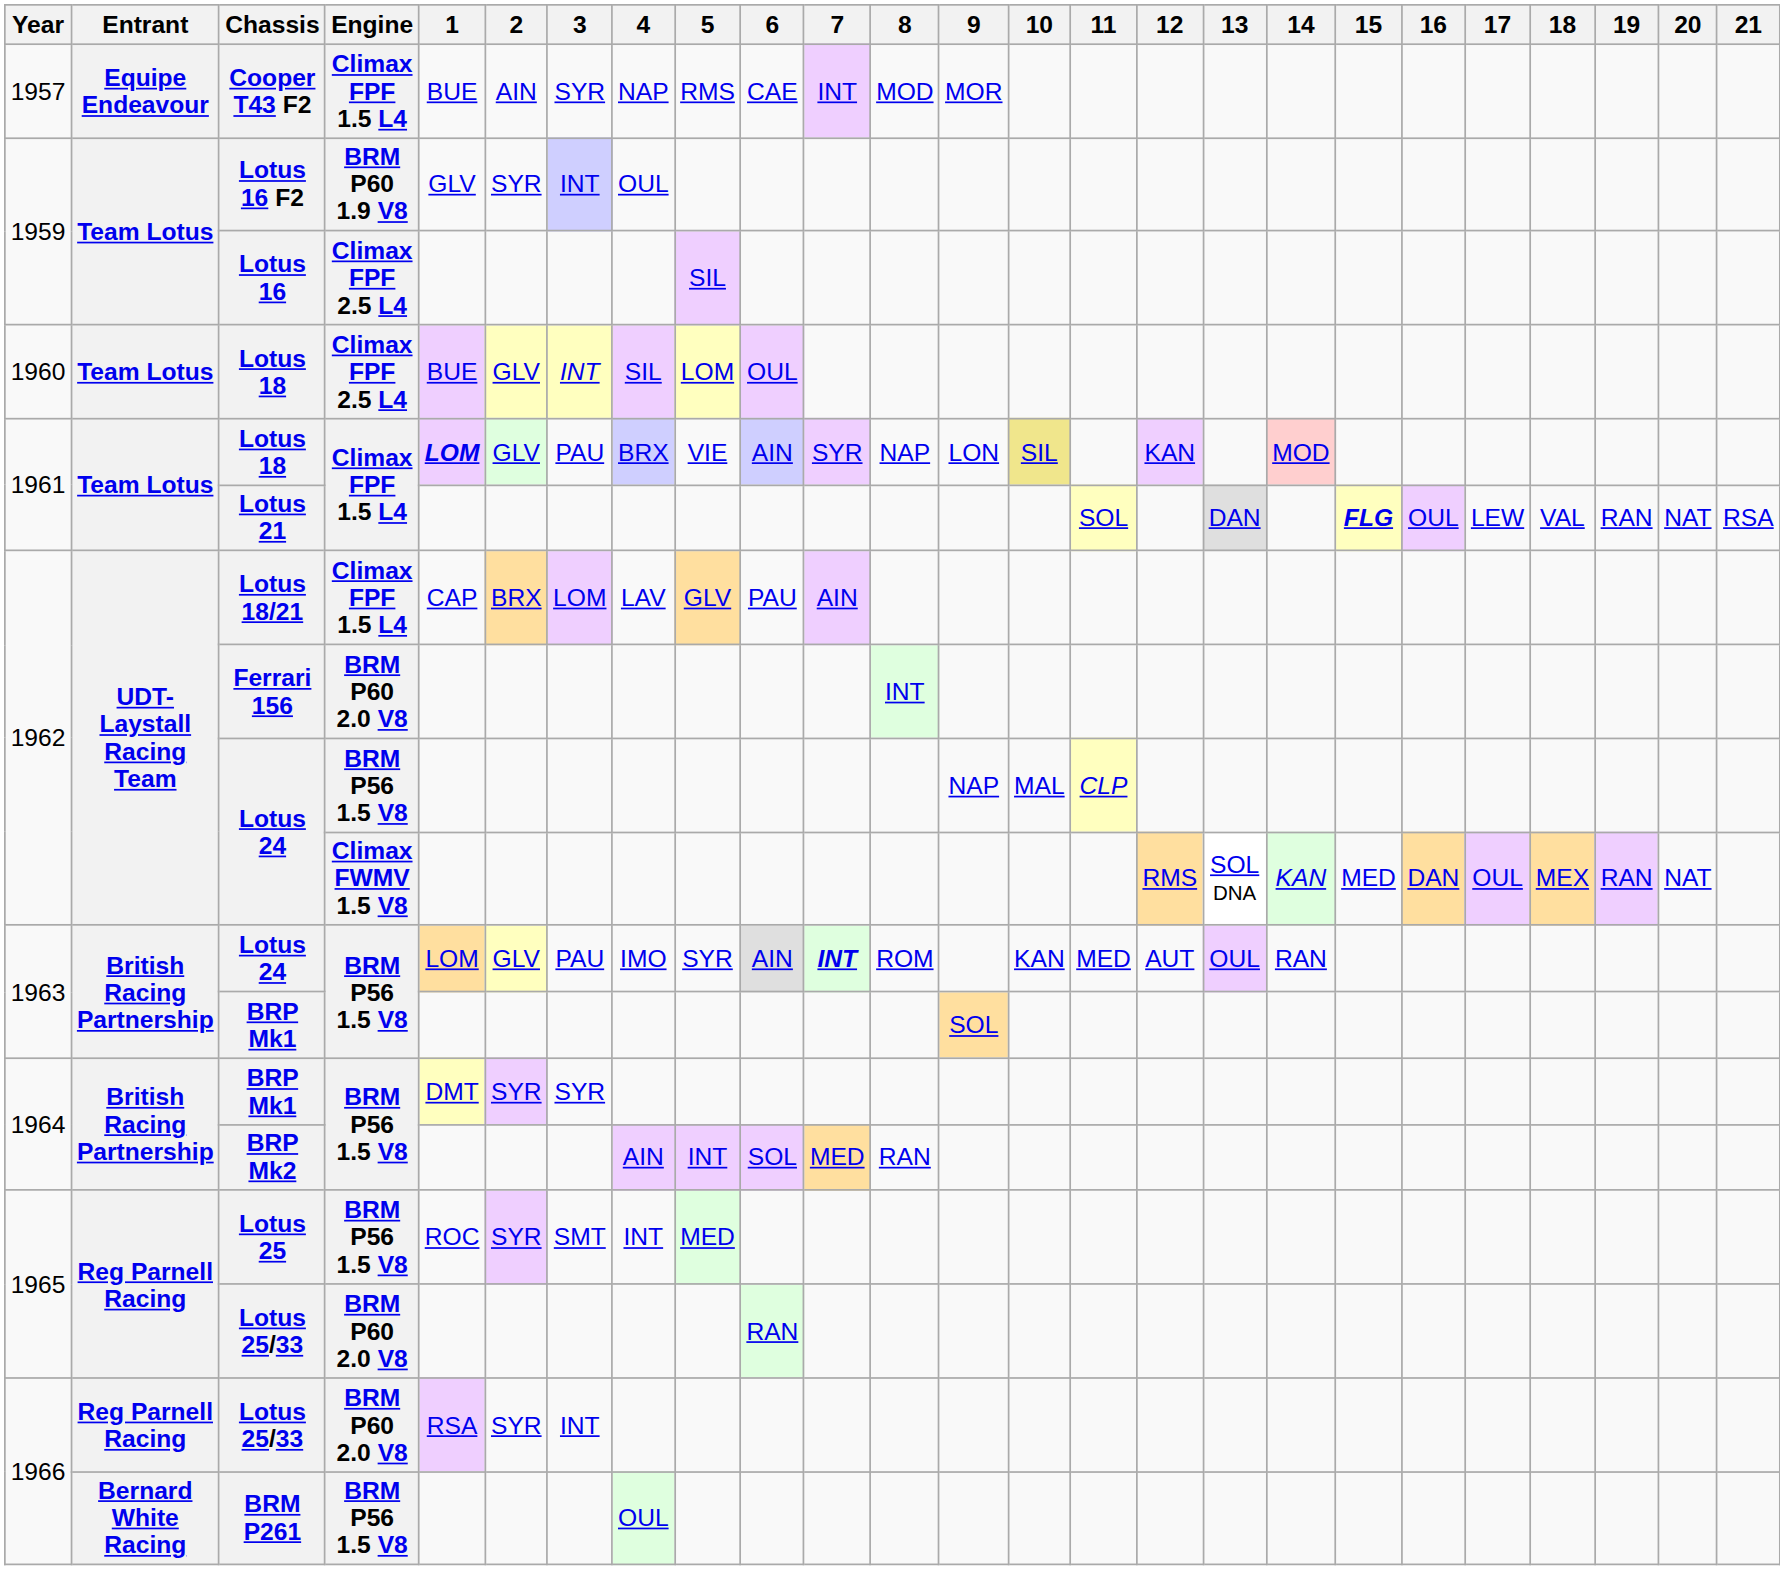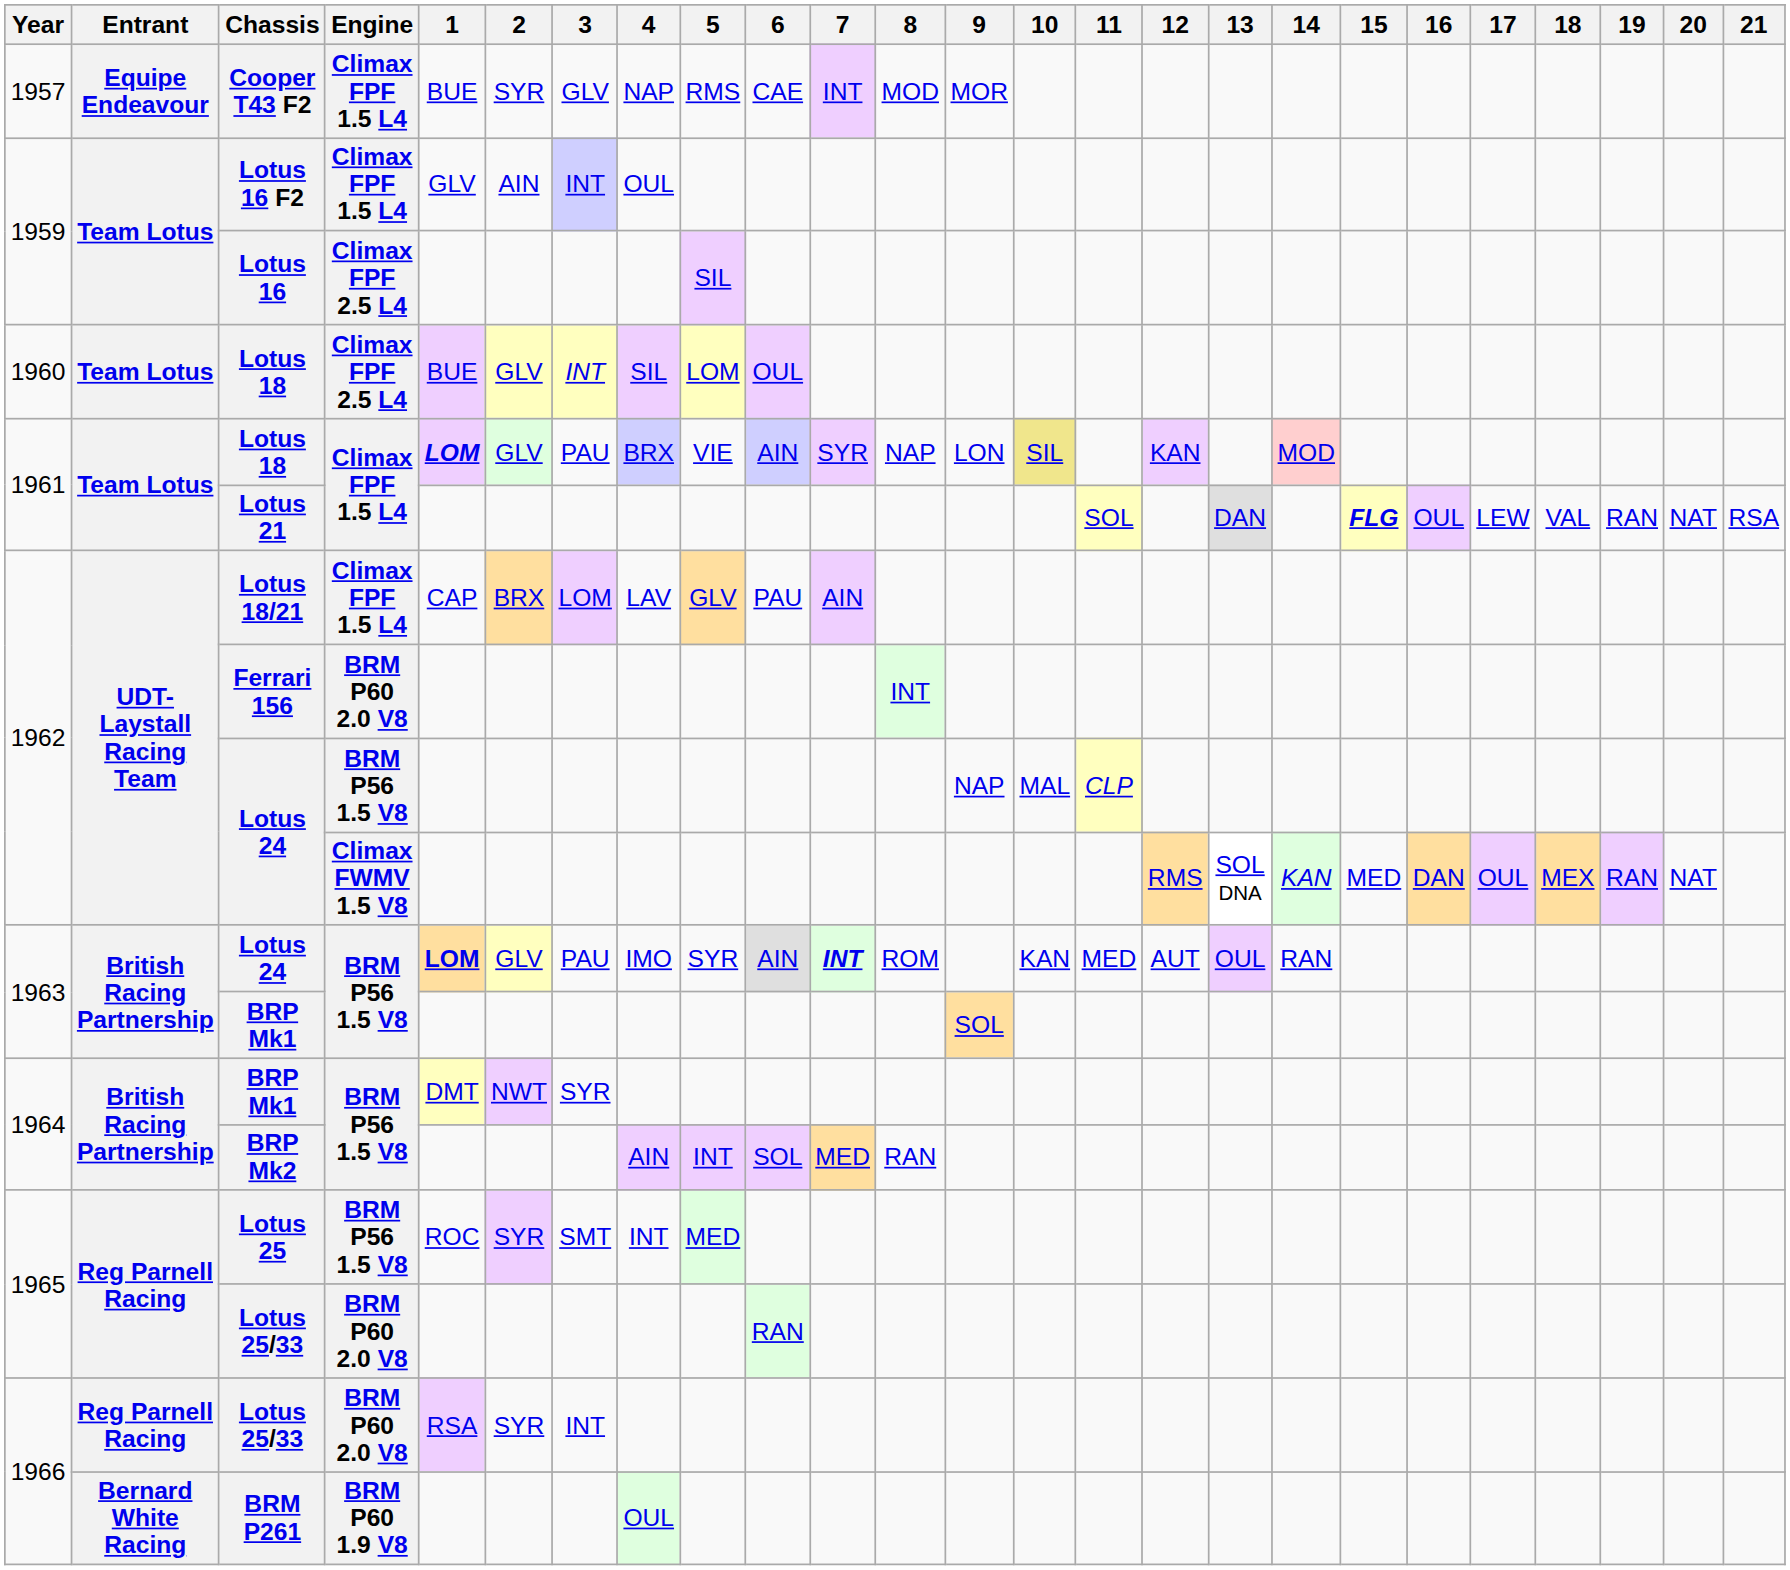(516, 91) AIN -> (519, 91) SYR
(580, 91) SYR -> (585, 91) GLV
(372, 185) BRM P60 1.9 V8 -> (372, 185) Climax FPF 1.5 L4
(516, 185) SYR -> (519, 185) AIN
(452, 959) normal -> (452, 959) bold
(516, 1091) SYR -> (519, 1091) NWT
(372, 1518) BRM P56 1.5 V8 -> (372, 1518) BRM P60 1.9 V8
